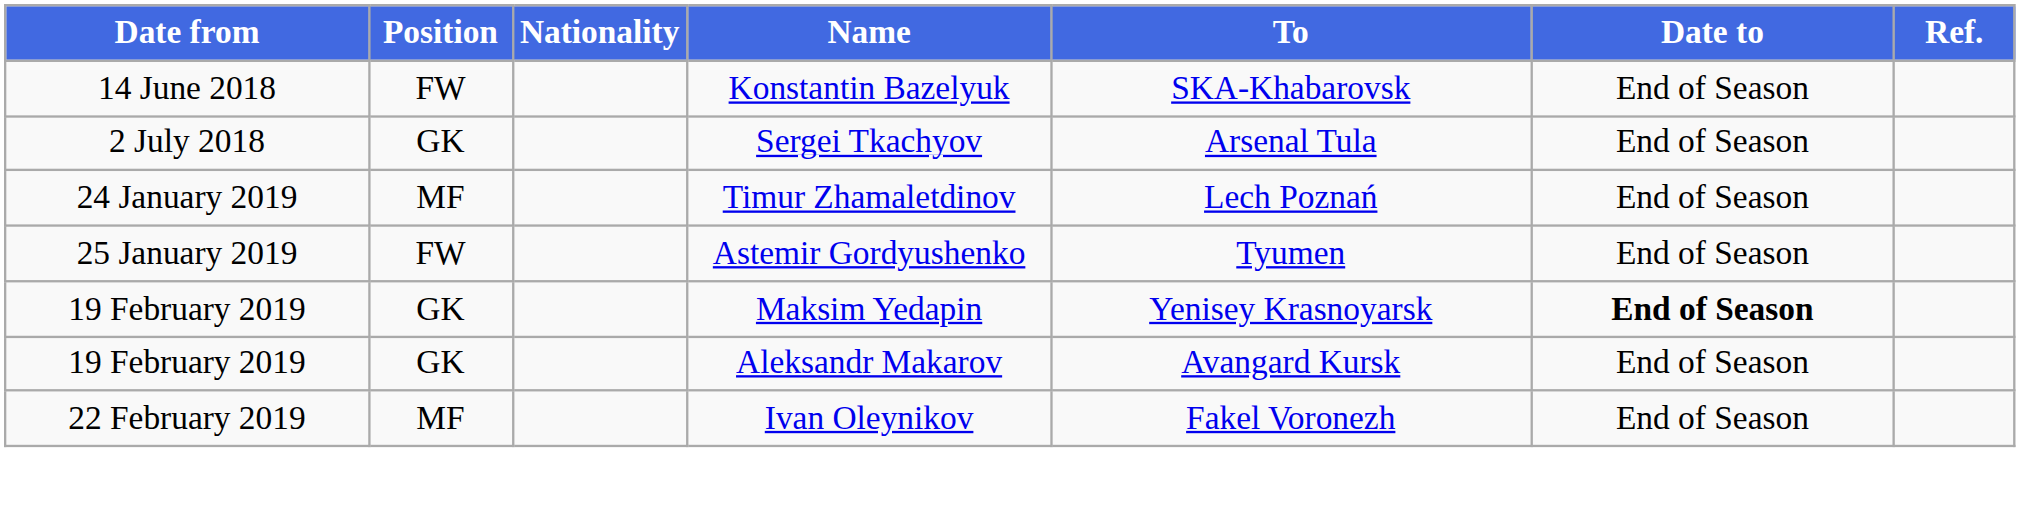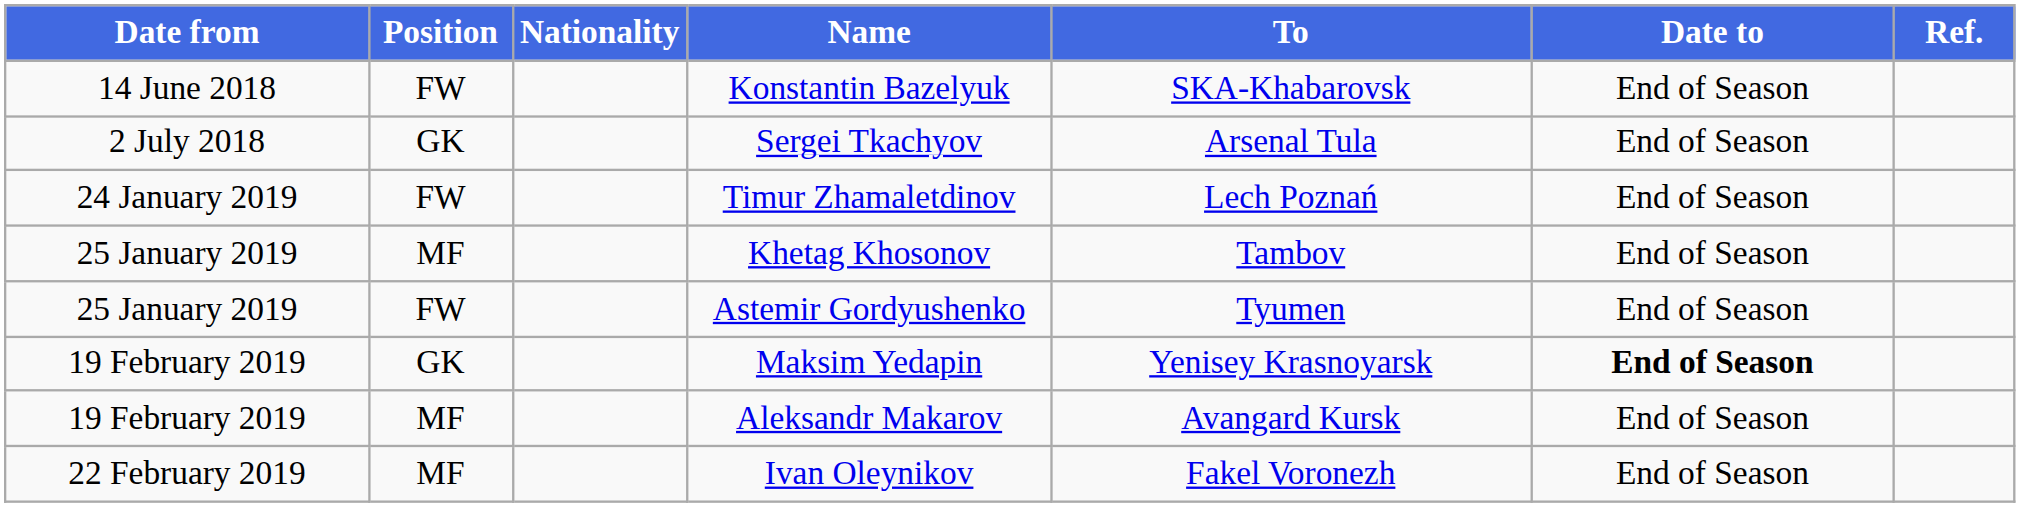(440, 197) MF -> (440, 197) FW
+ row: (869, 252)
(440, 363) GK -> (440, 418) MF
